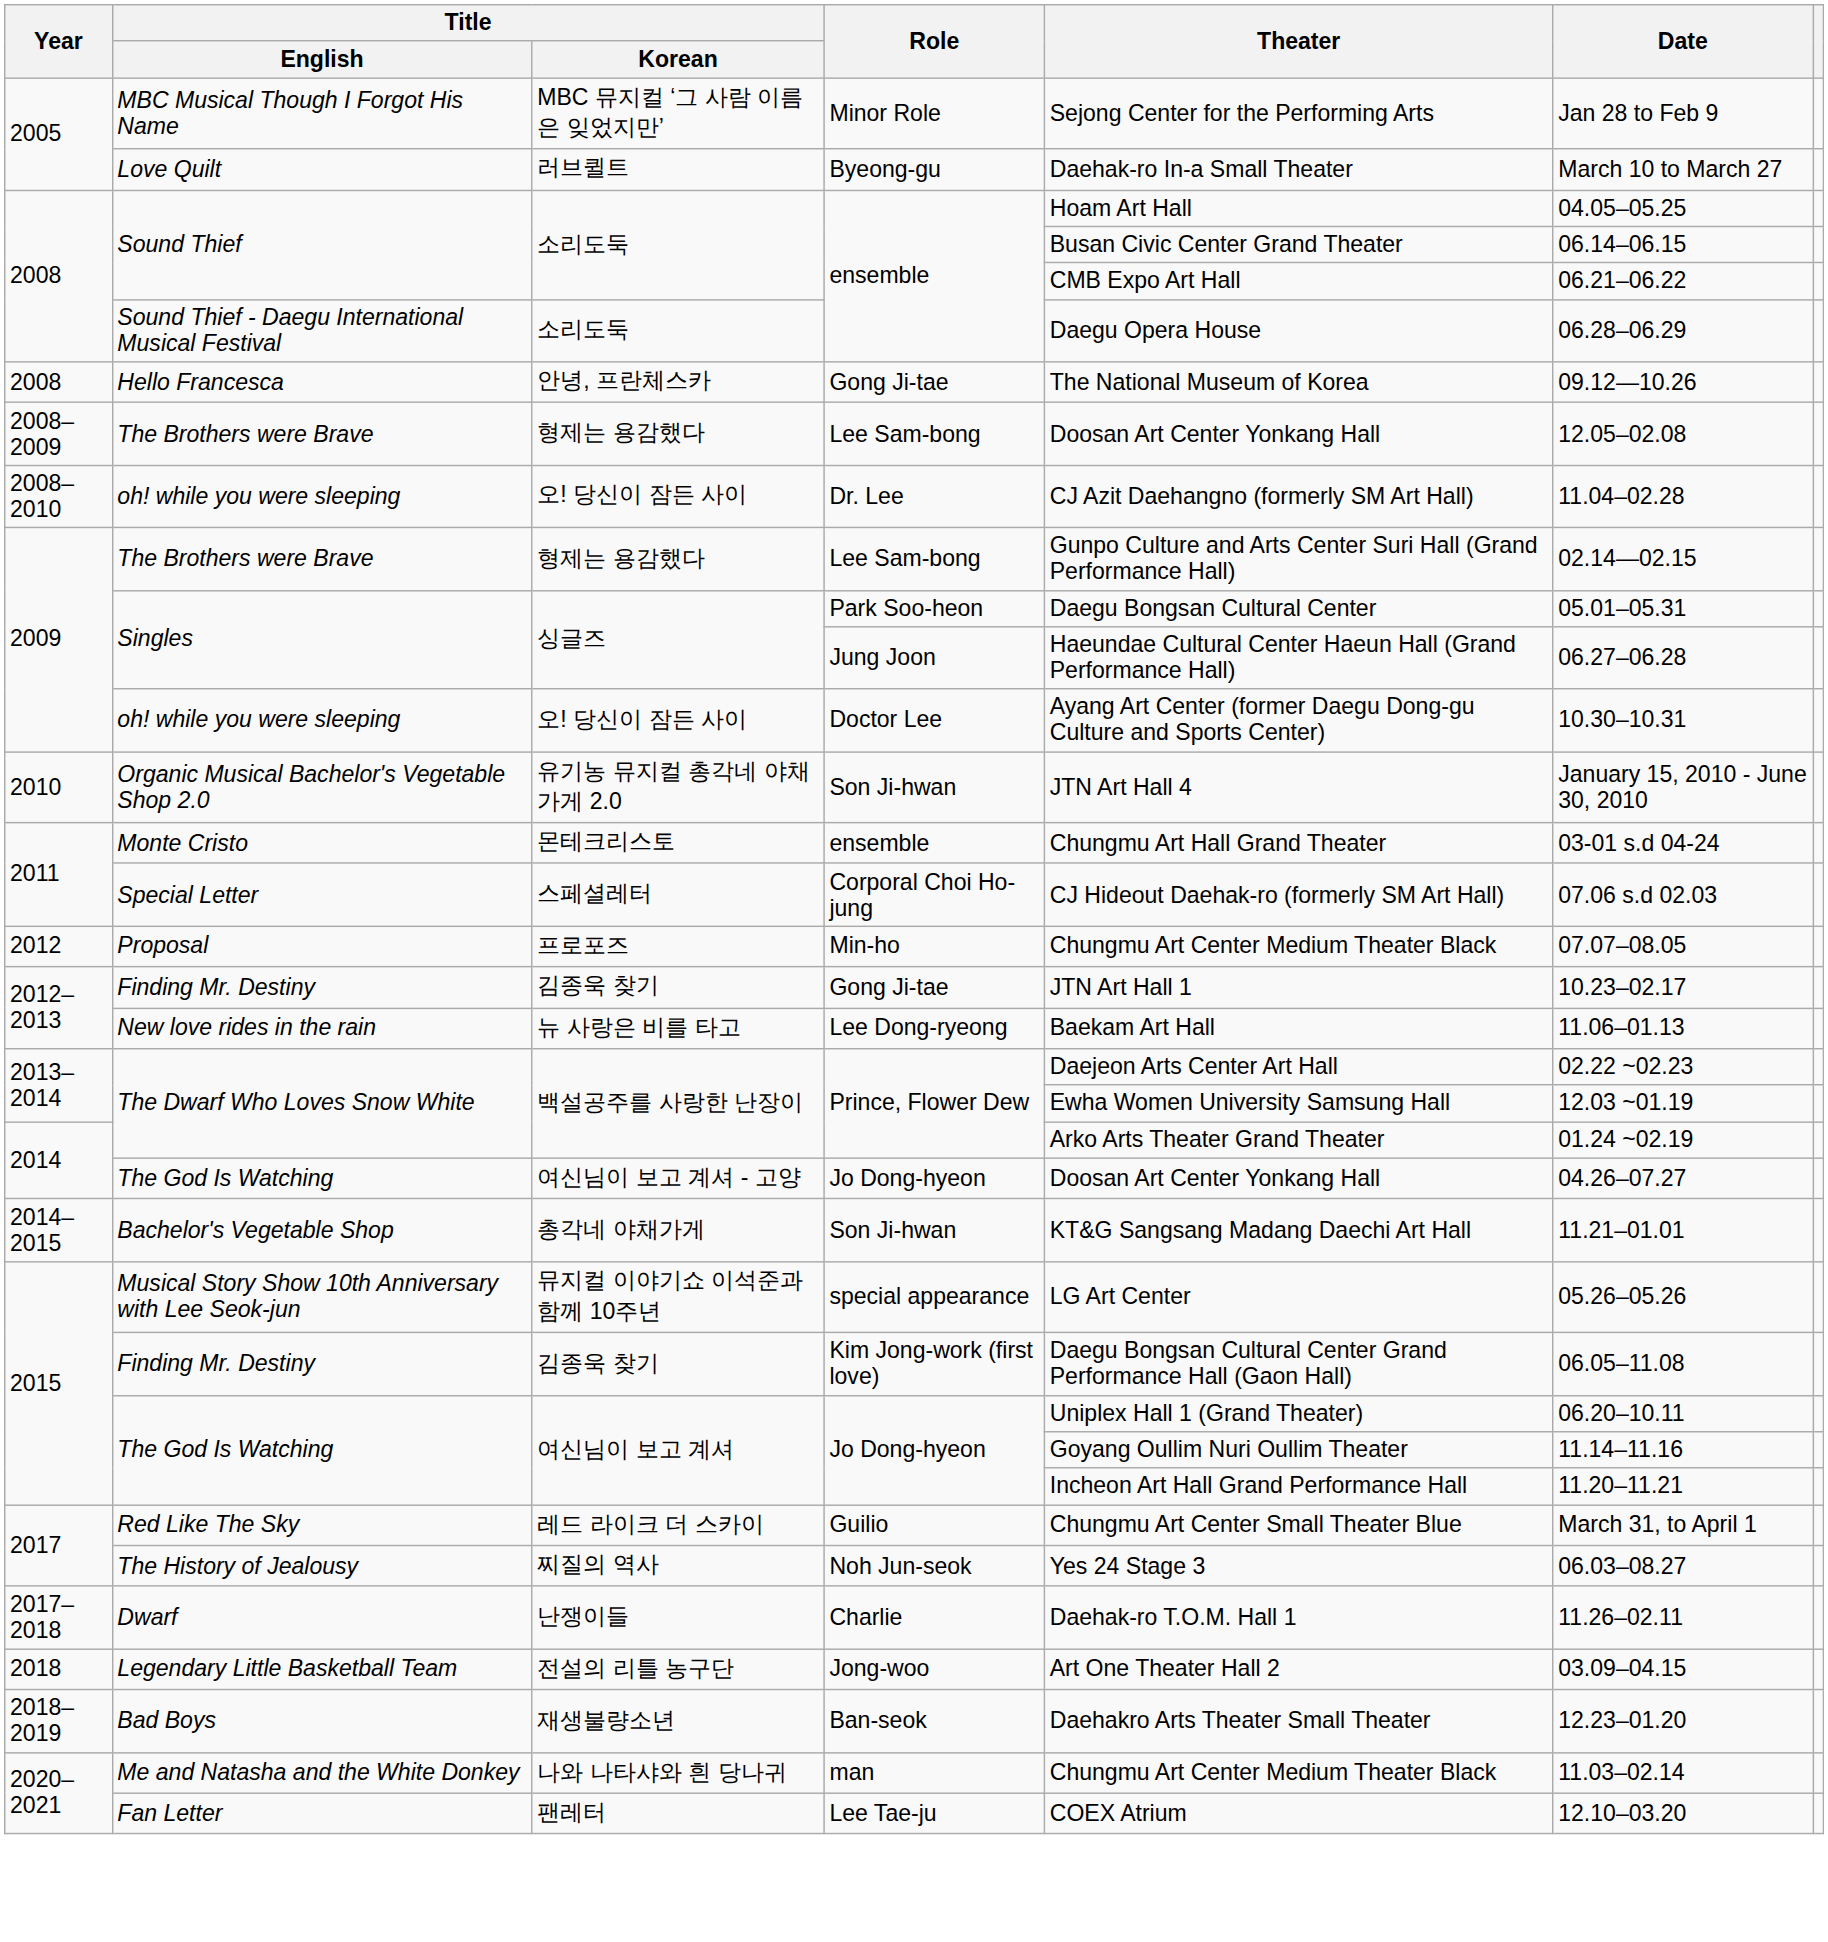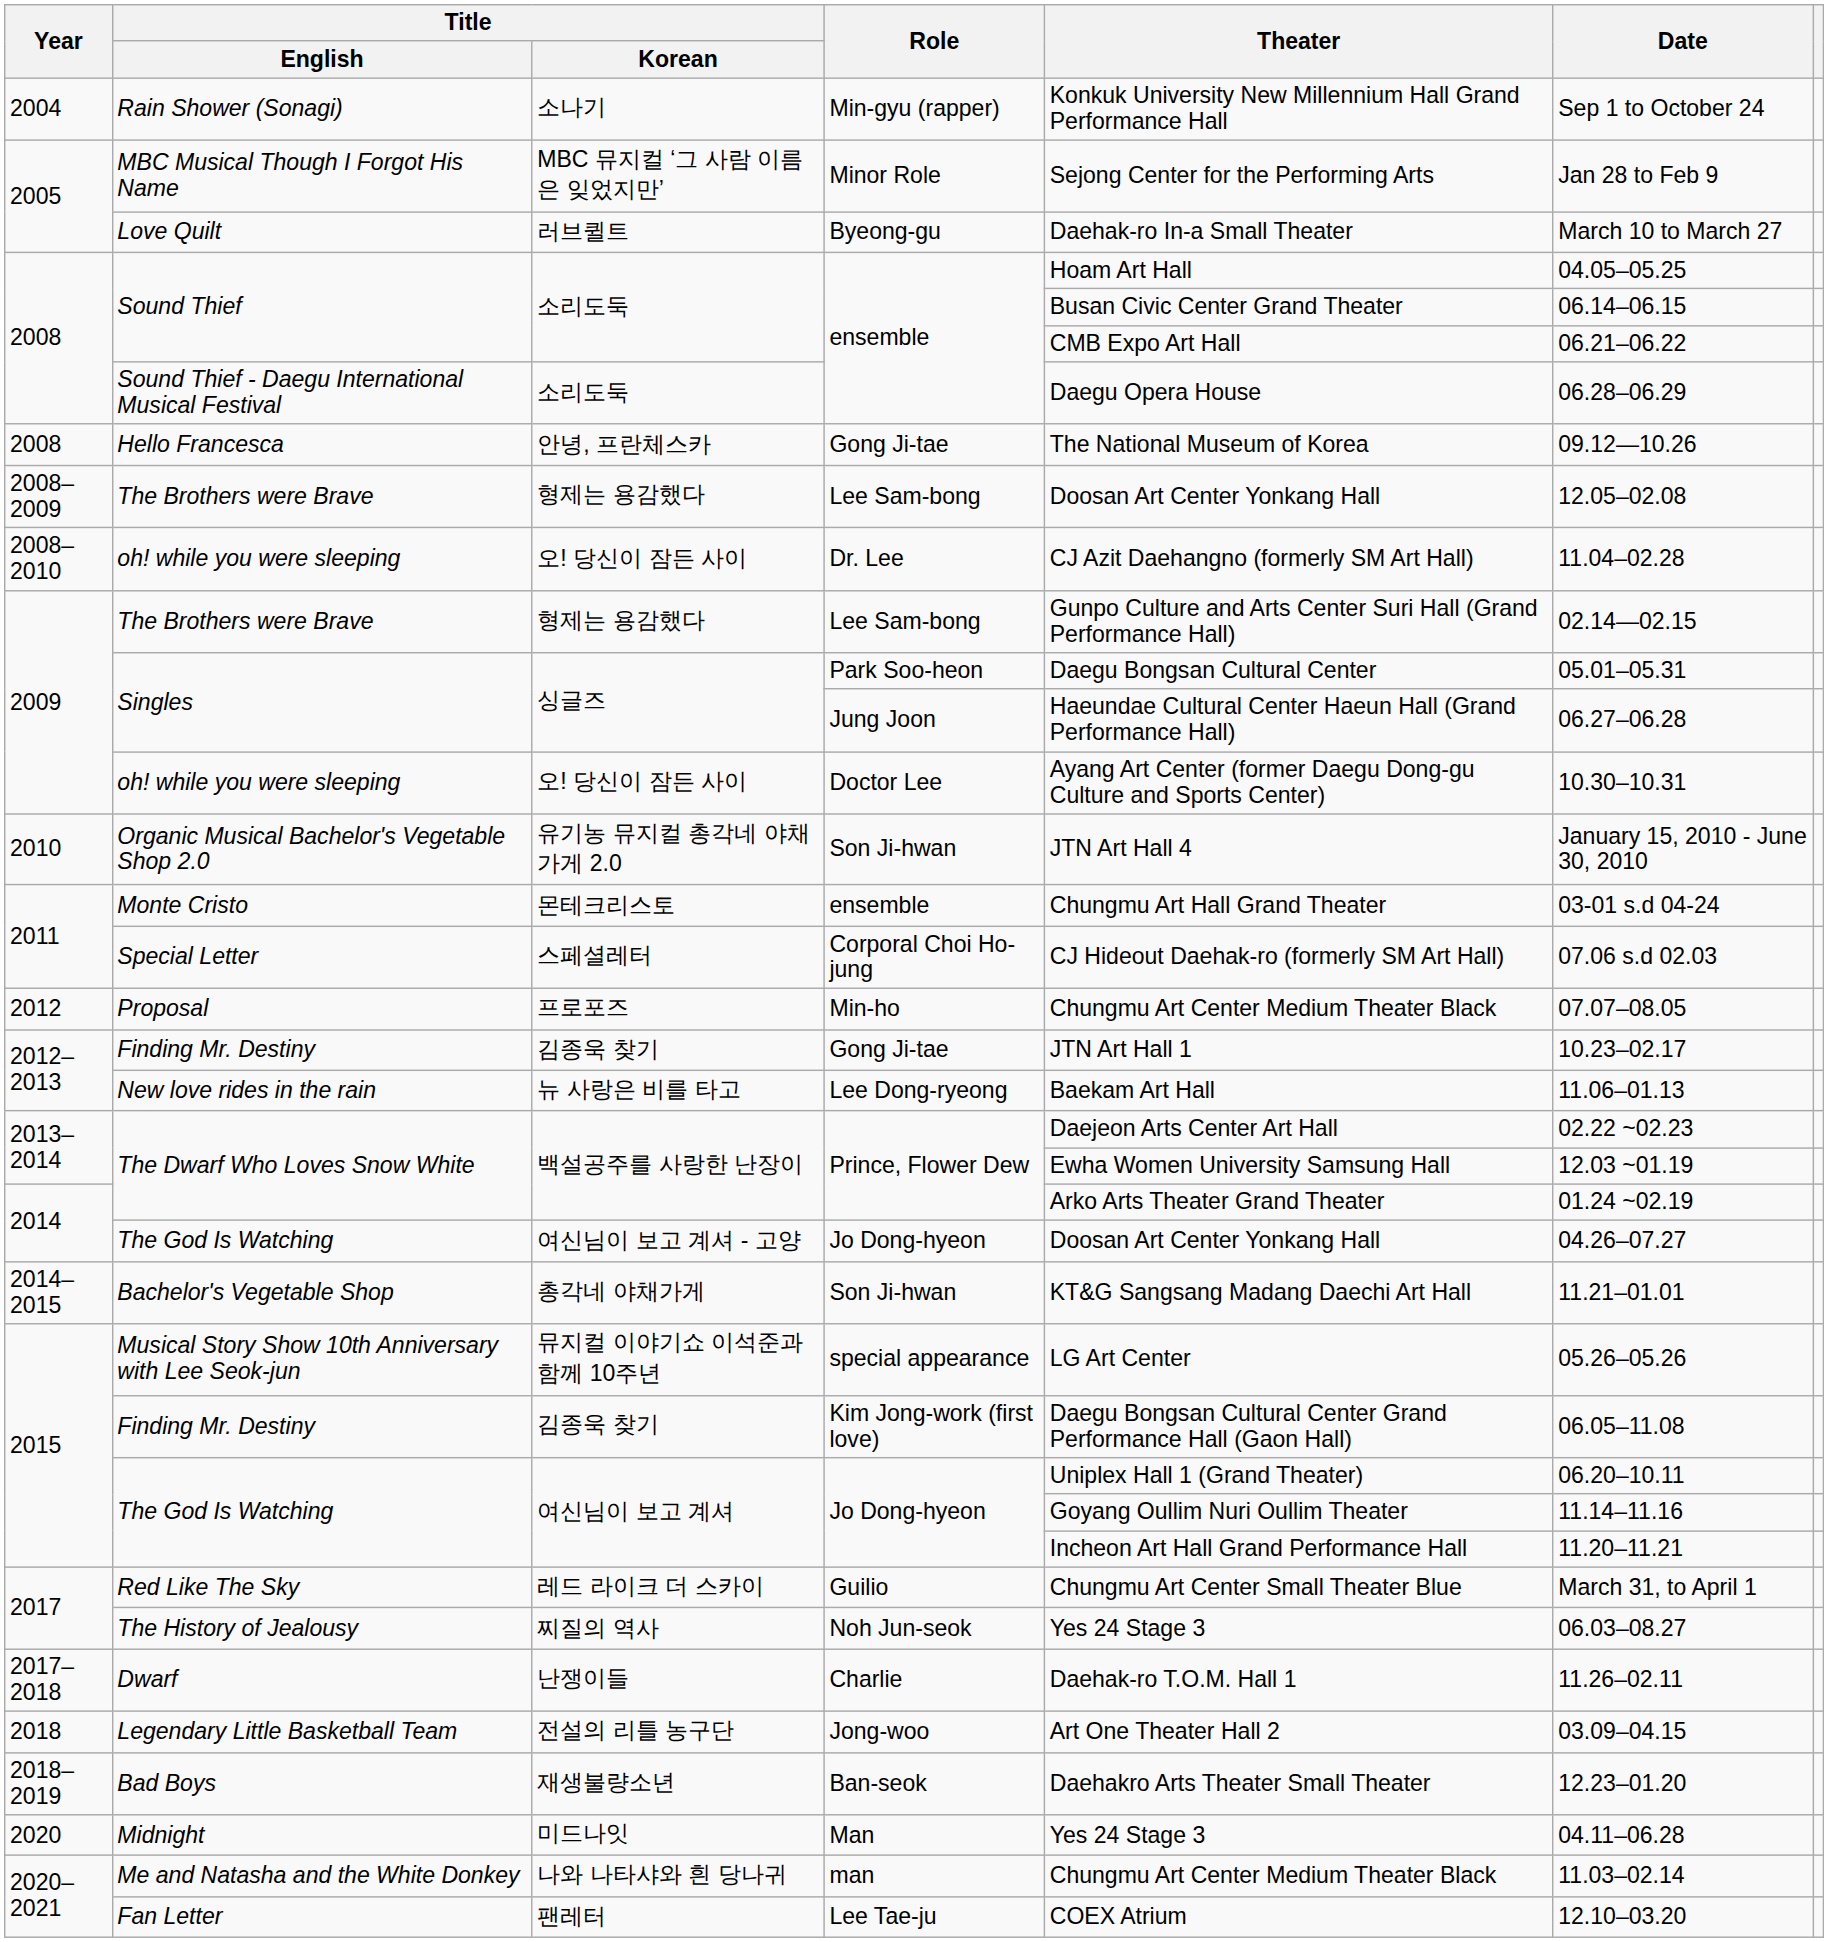+ row: (36, 108)
+ row: (36, 1834)
